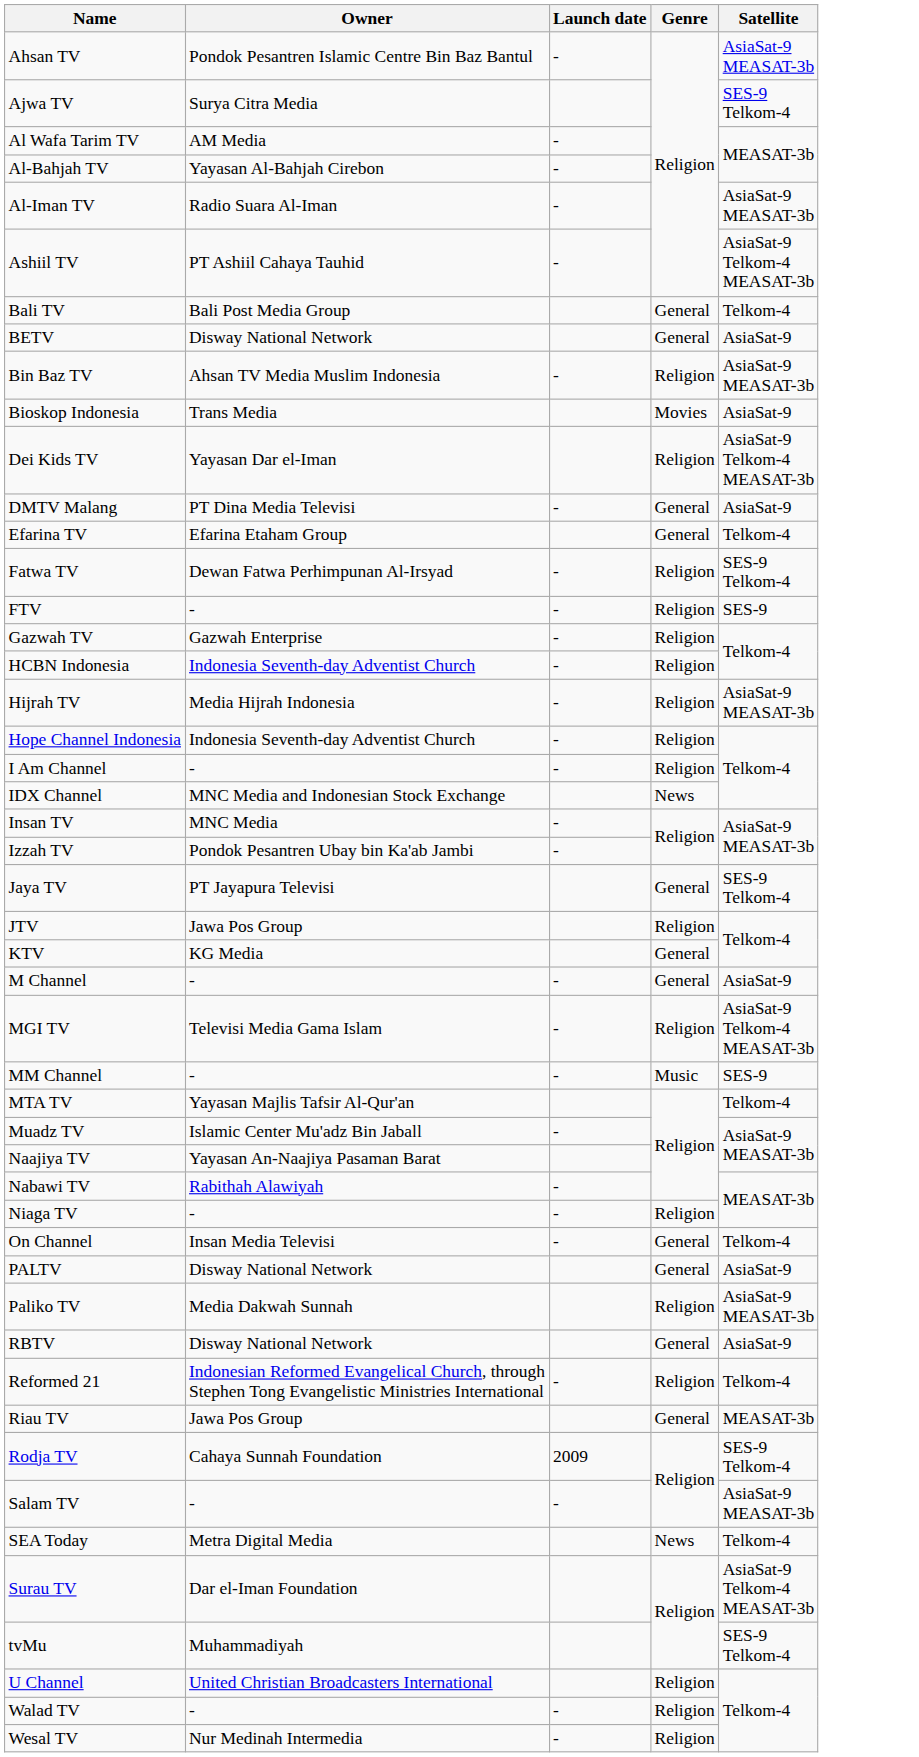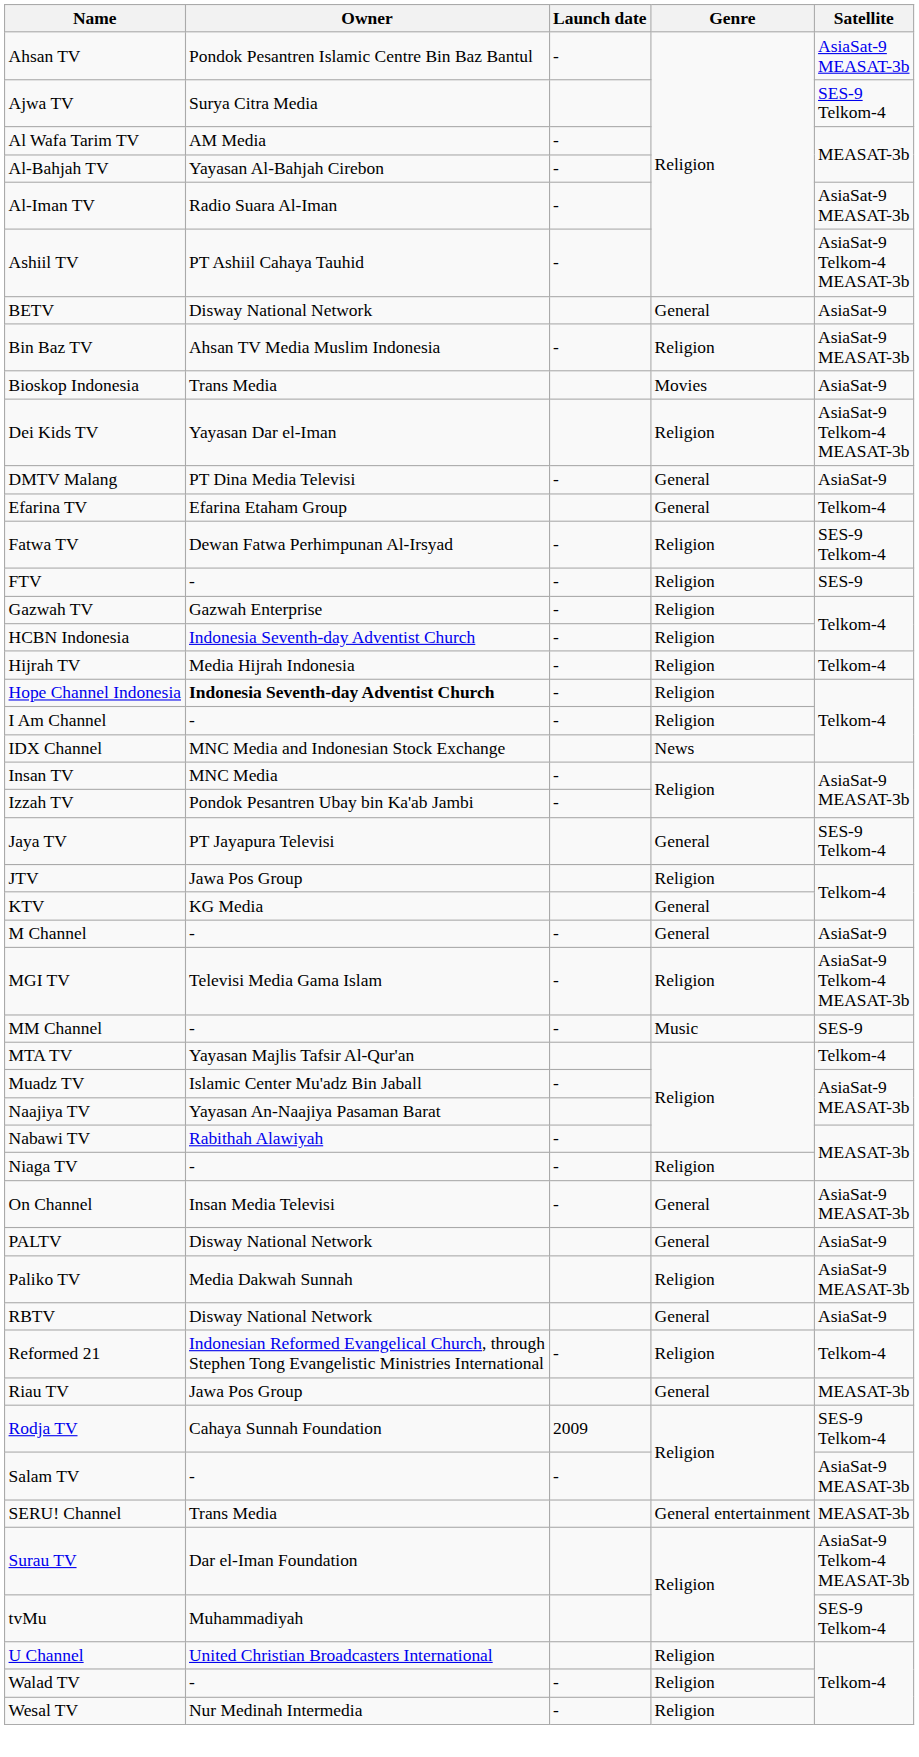- row: (37, 310)
(768, 702) AsiaSat-9 MEASAT-3b -> (852, 665) Telkom-4
(332, 740) normal -> (342, 692) bold
(756, 1241) Telkom-4 -> (864, 1203) AsiaSat-9 MEASAT-3b
- row: (48, 1541)
+ row: (65, 1513)
